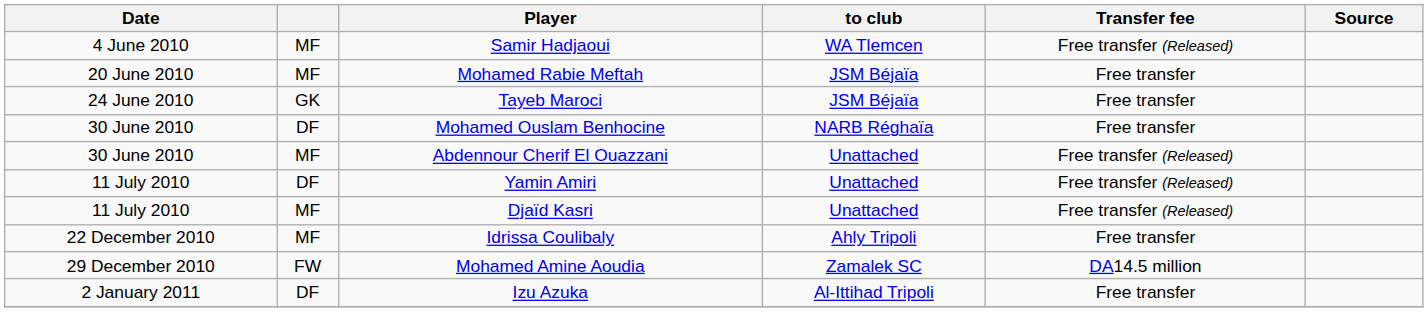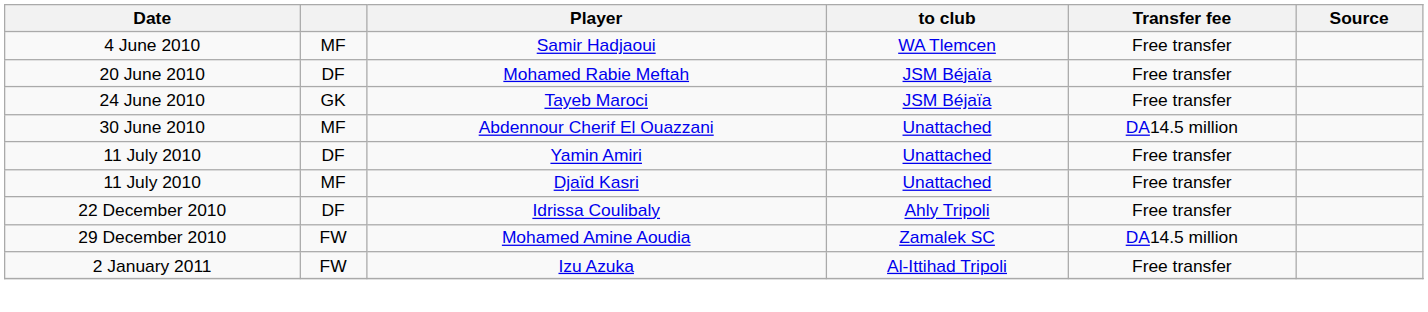(1145, 45) Free transfer (Released) -> (1182, 45) Free transfer
(308, 73) MF -> (333, 73) DF
- row: (550, 128)
(1145, 155) Free transfer (Released) -> (1182, 128) DA14.5 million
(1145, 183) Free transfer (Released) -> (1182, 155) Free transfer
(1145, 210) Free transfer (Released) -> (1182, 183) Free transfer
(308, 237) MF -> (333, 210) DF
(308, 292) DF -> (333, 265) FW
